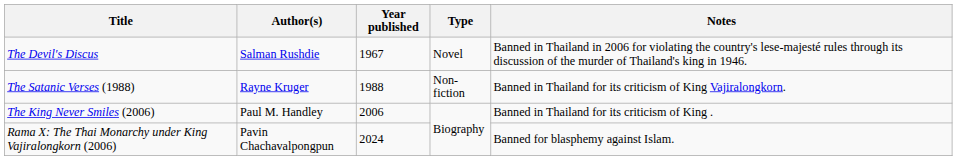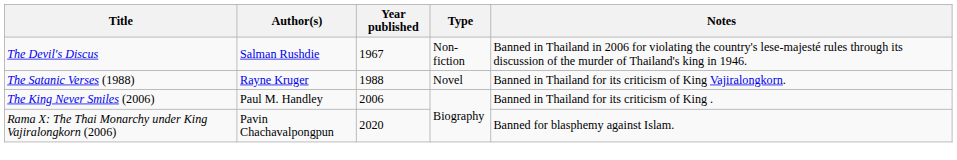(448, 53) Novel -> (449, 53) Non-fiction
(449, 86) Non-fiction -> (448, 80) Novel
(371, 139) 2024 -> (371, 125) 2020
